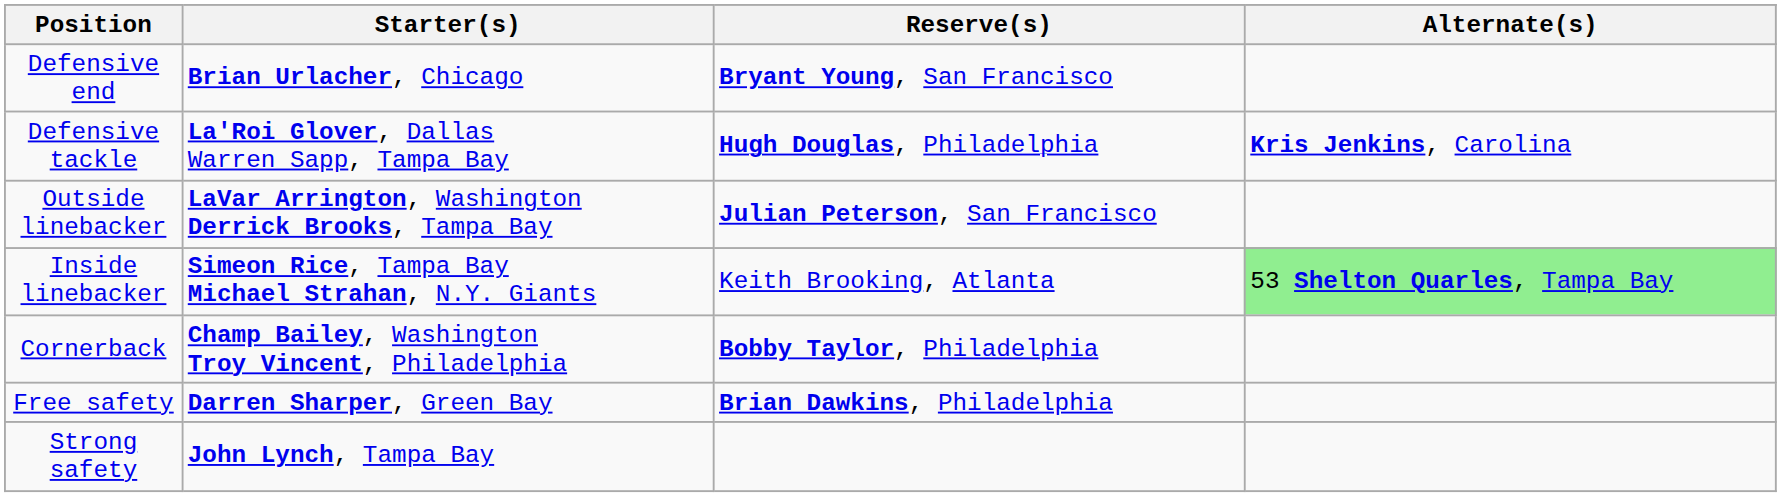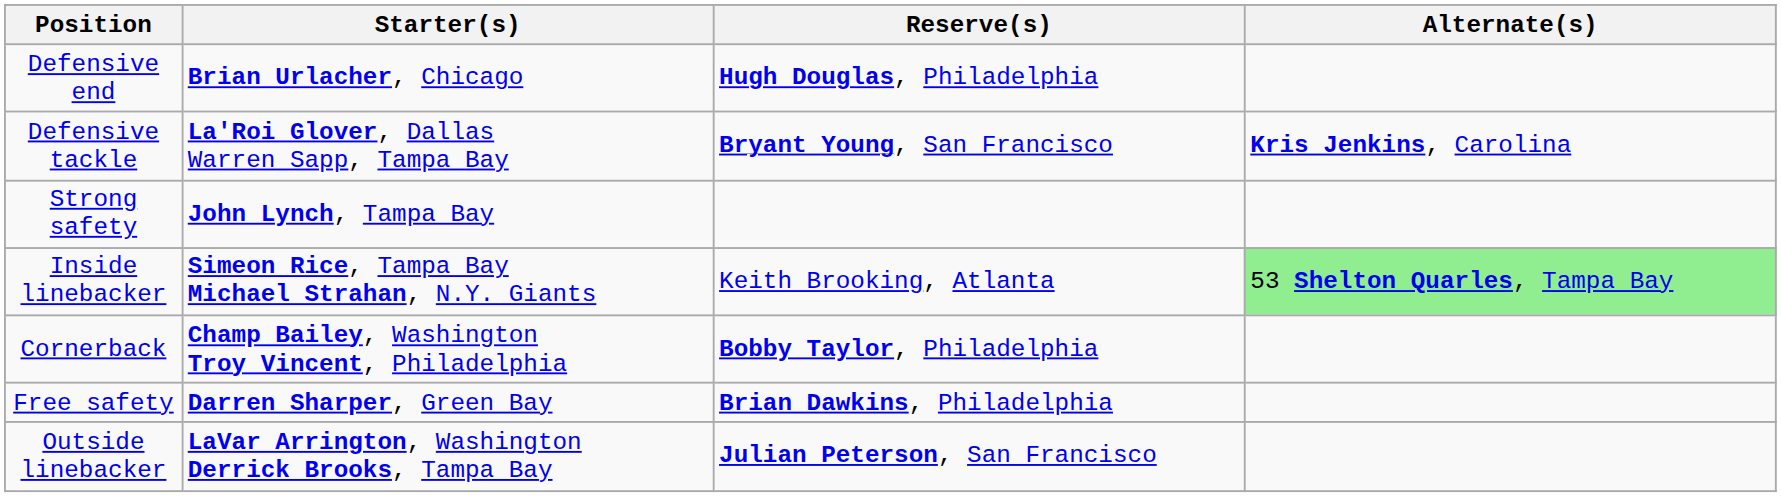(916, 78) Bryant Young, San Francisco -> (909, 78) Hugh Douglas, Philadelphia
(909, 146) Hugh Douglas, Philadelphia -> (916, 146) Bryant Young, San Francisco
rows swapped: (93, 214) <-> (93, 456)
